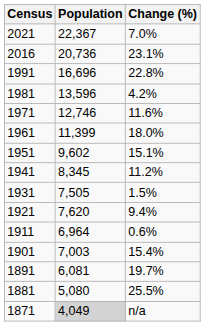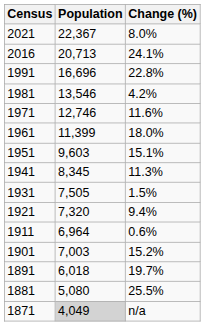(143, 34) 7.0% -> (143, 34) 8.0%
(77, 53) 20,736 -> (77, 53) 20,713
(146, 53) 23.1% -> (146, 53) 24.1%
(77, 93) 13,596 -> (77, 93) 13,546
(74, 152) 9,602 -> (74, 152) 9,603
(146, 172) 11.2% -> (146, 172) 11.3%
(74, 212) 7,620 -> (74, 212) 7,320
(146, 251) 15.4% -> (146, 251) 15.2%
(74, 271) 6,081 -> (74, 271) 6,018
